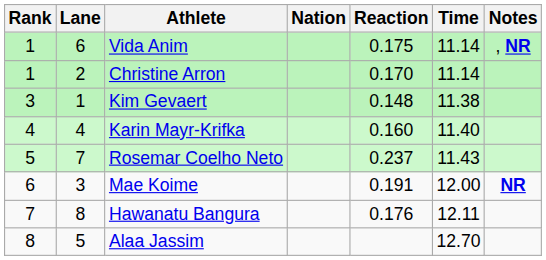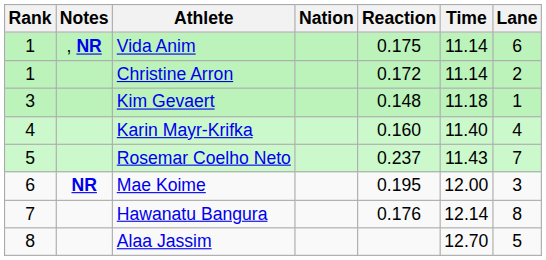columns swapped: (80, 18) <-> (513, 18)
(391, 74) 0.170 -> (399, 74) 0.172
(459, 102) 11.38 -> (466, 102) 11.18
(391, 185) 0.191 -> (399, 185) 0.195
(459, 213) 12.11 -> (466, 213) 12.14
